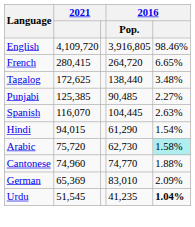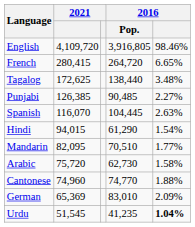(73, 96) 125,385 -> (73, 96) 126,385
+ row: (27, 146)
(169, 146) paleturquoise background -> (169, 163) no background
